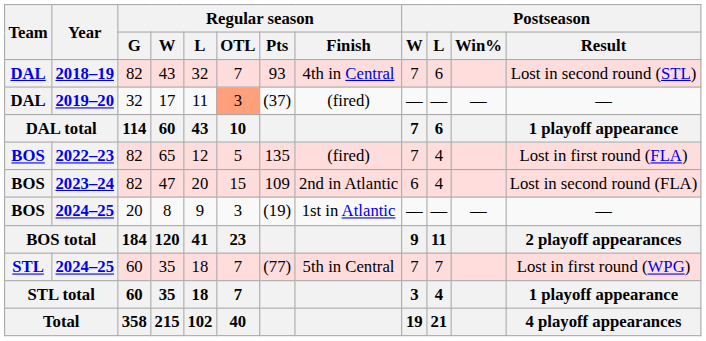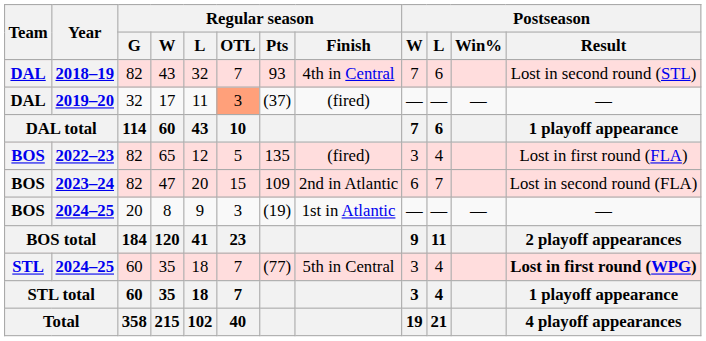(414, 156) 7 -> (414, 156) 3
(439, 183) 4 -> (439, 183) 7
(414, 266) 7 -> (414, 266) 3
(439, 266) 7 -> (439, 266) 4
(603, 266) normal -> (603, 266) bold
